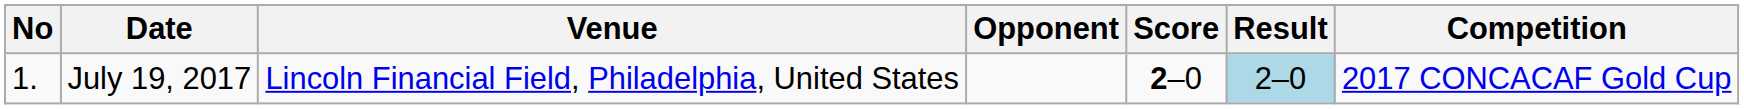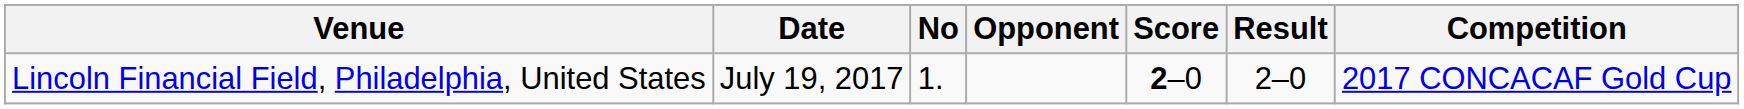columns swapped: (33, 28) <-> (612, 28)
(1280, 77) lightblue background -> (1280, 77) no background
